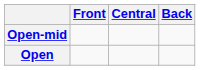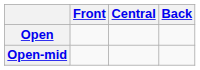rows swapped: (37, 34) <-> (37, 55)
